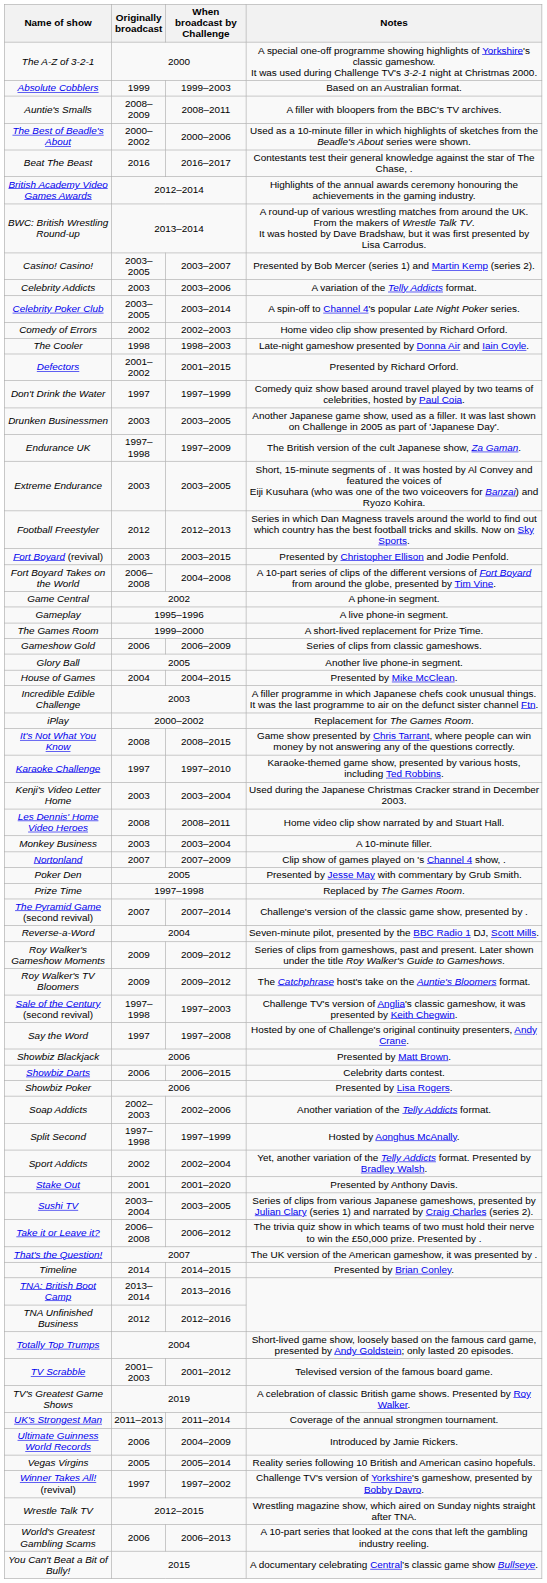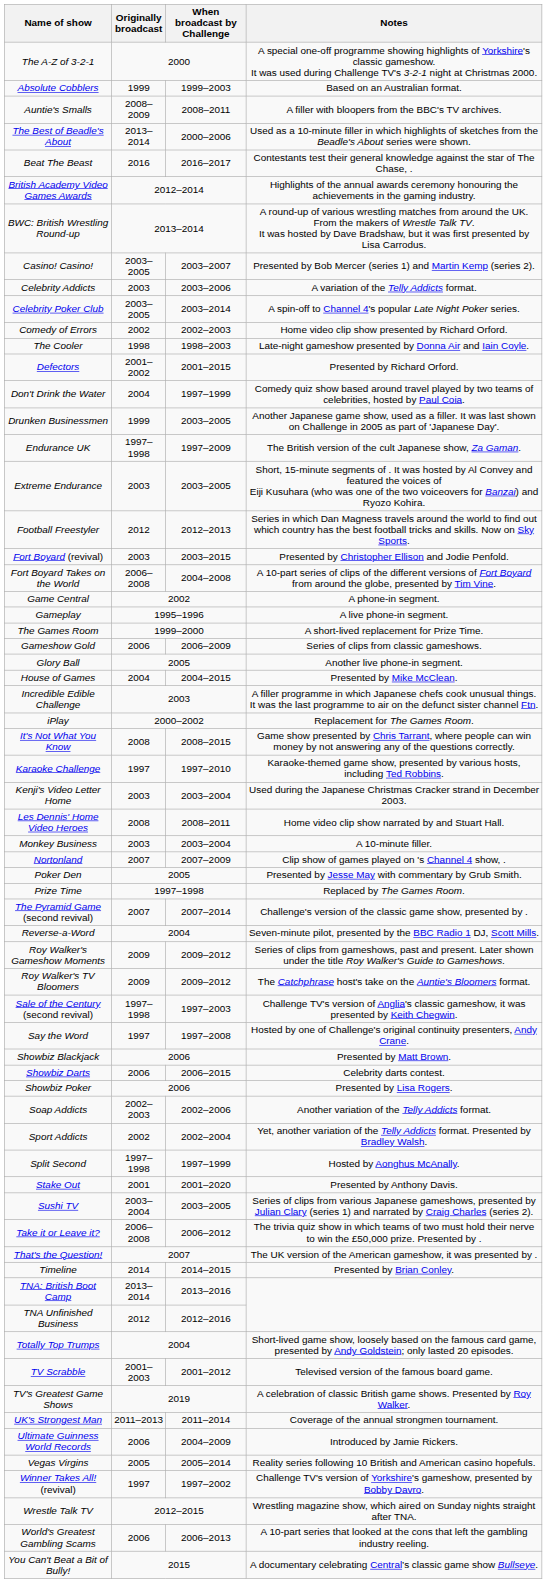(139, 136) 2000–2002 -> (139, 136) 2013–2014
(139, 394) 1997 -> (139, 394) 2004
(139, 421) 2003 -> (139, 421) 1999
rows swapped: (58, 1136) <-> (58, 1163)
